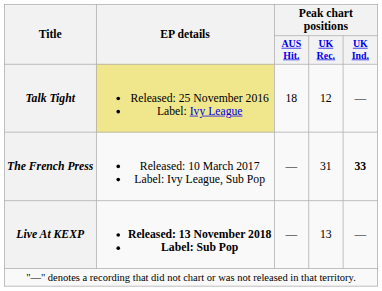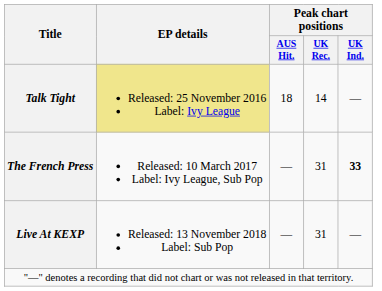(326, 98) 12 -> (321, 98) 14
(185, 241) bold -> (183, 241) normal
(326, 234) 13 -> (321, 234) 31
